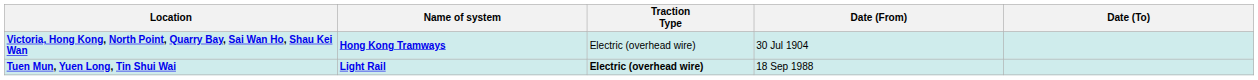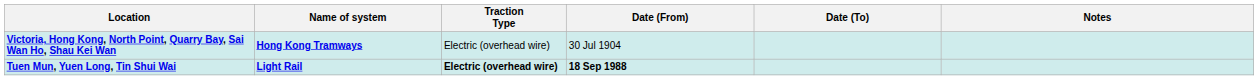+ column: (1097, 18)
(785, 67) normal -> (598, 67) bold
